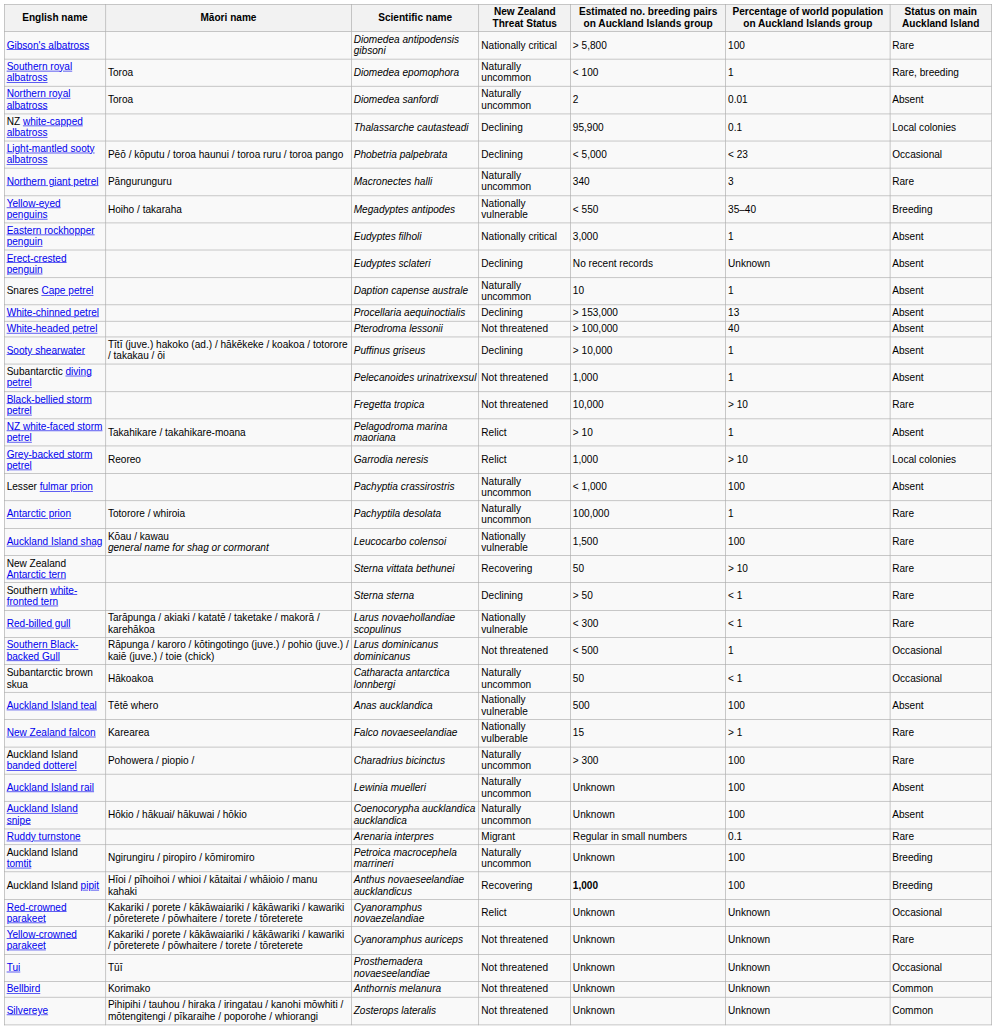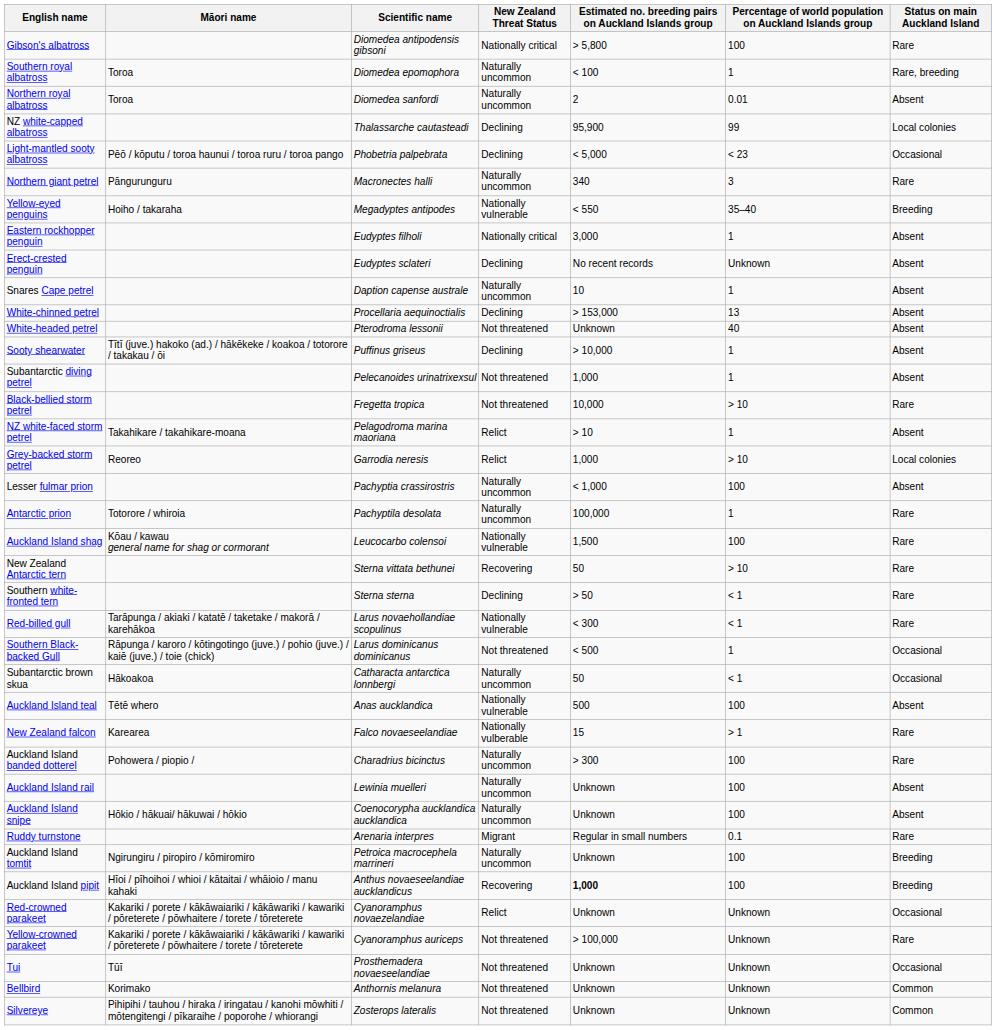(735, 127) 0.1 -> (734, 127) 99
(595, 329) > 100,000 -> (594, 329) Unknown
(594, 940) Unknown -> (595, 940) > 100,000
